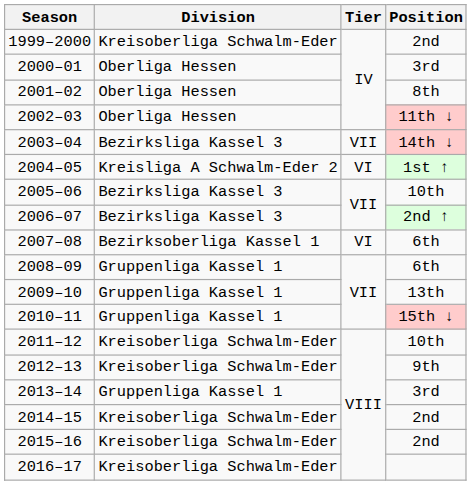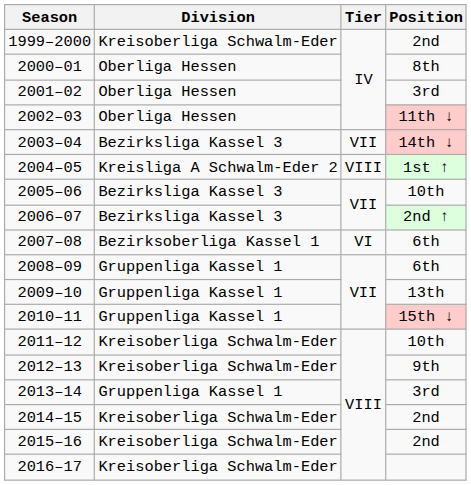(426, 67) 3rd -> (426, 67) 8th
(426, 92) 8th -> (426, 92) 3rd
(363, 167) VI -> (363, 167) VIII
